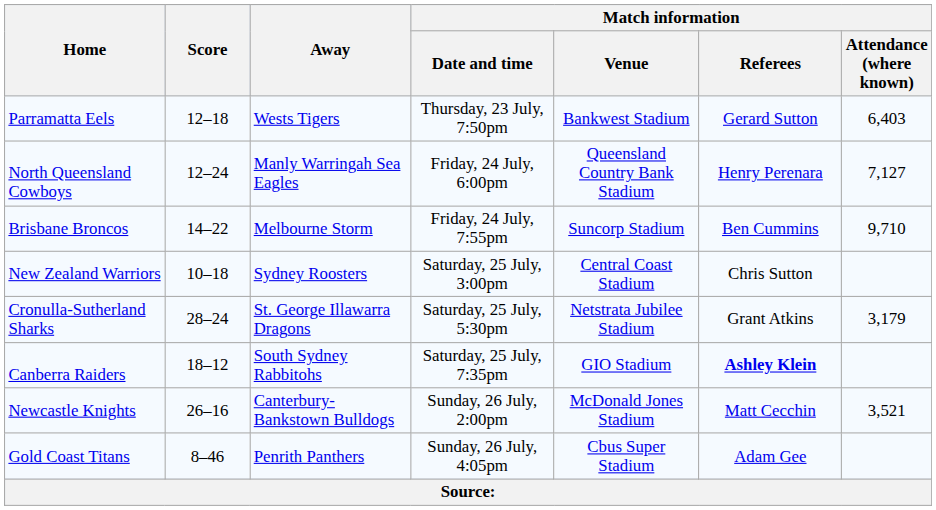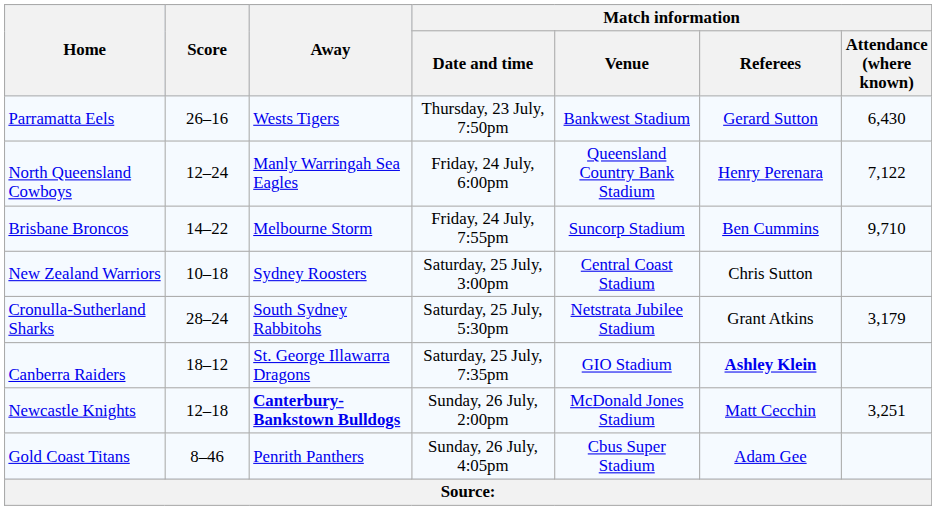(207, 118) 12–18 -> (207, 118) 26–16
(887, 118) 6,403 -> (887, 118) 6,430
(887, 173) 7,127 -> (887, 173) 7,122
(322, 319) St. George Illawarra Dragons -> (300, 319) South Sydney Rabbitohs
(301, 364) South Sydney Rabbitohs -> (321, 364) St. George Illawarra Dragons
(207, 410) 26–16 -> (207, 410) 12–18
(324, 410) normal -> (327, 410) bold
(887, 410) 3,521 -> (887, 410) 3,251
